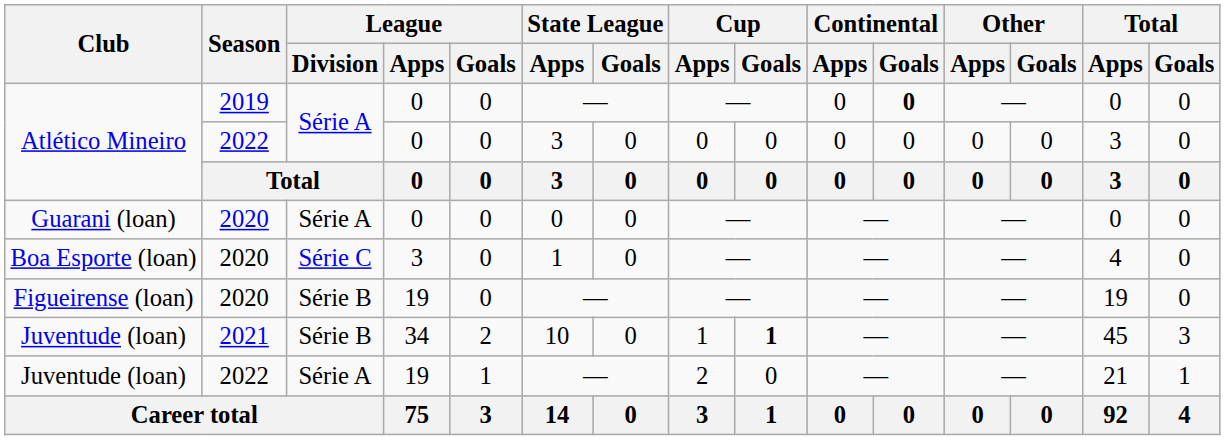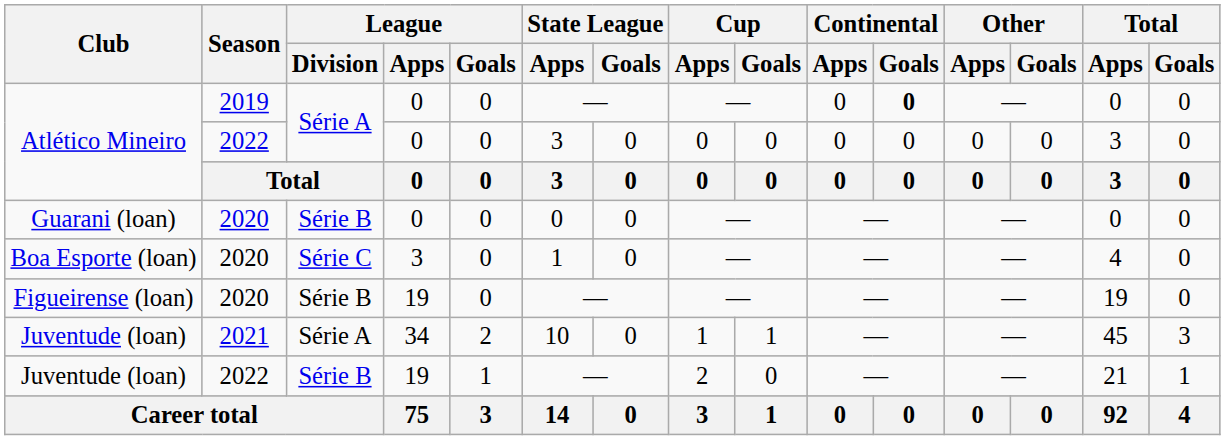(335, 219) Série A -> (335, 219) Série B
(335, 336) Série B -> (335, 336) Série A
(771, 336) bold -> (771, 336) normal
(335, 375) Série A -> (335, 375) Série B
